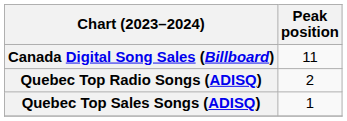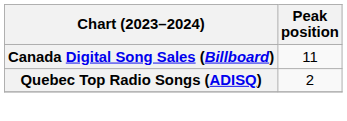- row: (141, 103)
